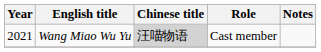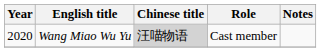(20, 35) 2021 -> (20, 35) 2020
